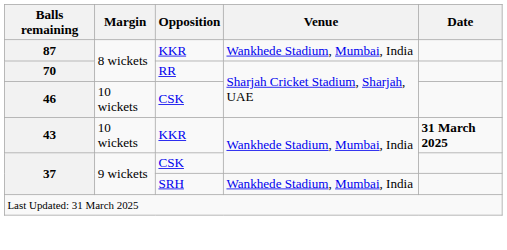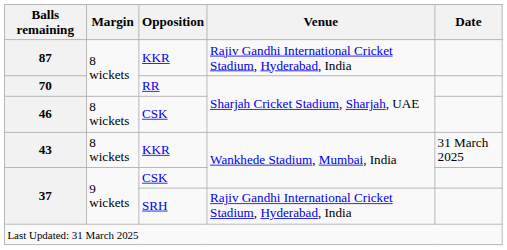(320, 50) Wankhede Stadium, Mumbai, India -> (301, 57) Rajiv Gandhi International Cricket Stadium, Hyderabad, India
(118, 99) 10 wickets -> (109, 114) 8 wickets
(118, 135) 10 wickets -> (109, 149) 8 wickets
(449, 135) bold -> (463, 149) normal
(320, 184) Wankhede Stadium, Mumbai, India -> (301, 206) Rajiv Gandhi International Cricket Stadium, Hyderabad, India
